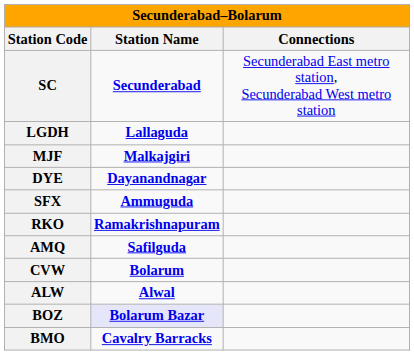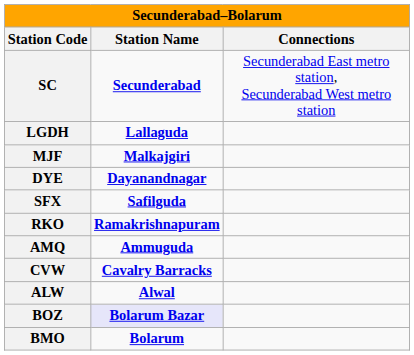(157, 201) Ammuguda -> (157, 201) Safilguda
(157, 247) Safilguda -> (157, 247) Ammuguda
(157, 270) Bolarum -> (157, 270) Cavalry Barracks
(157, 338) Cavalry Barracks -> (157, 338) Bolarum
